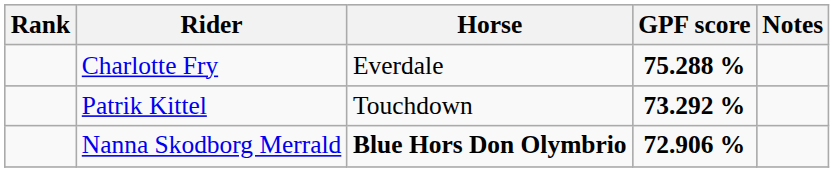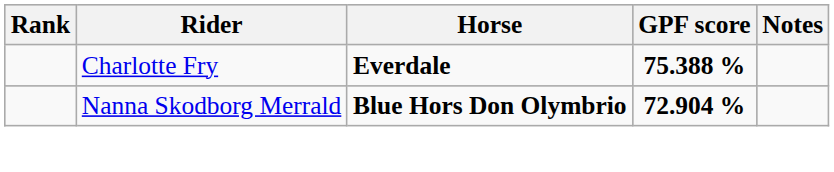(398, 65) normal -> (402, 65) bold
(694, 65) 75.288 % -> (694, 65) 75.388 %
- row: (144, 105)
(694, 145) 72.906 % -> (694, 105) 72.904 %
